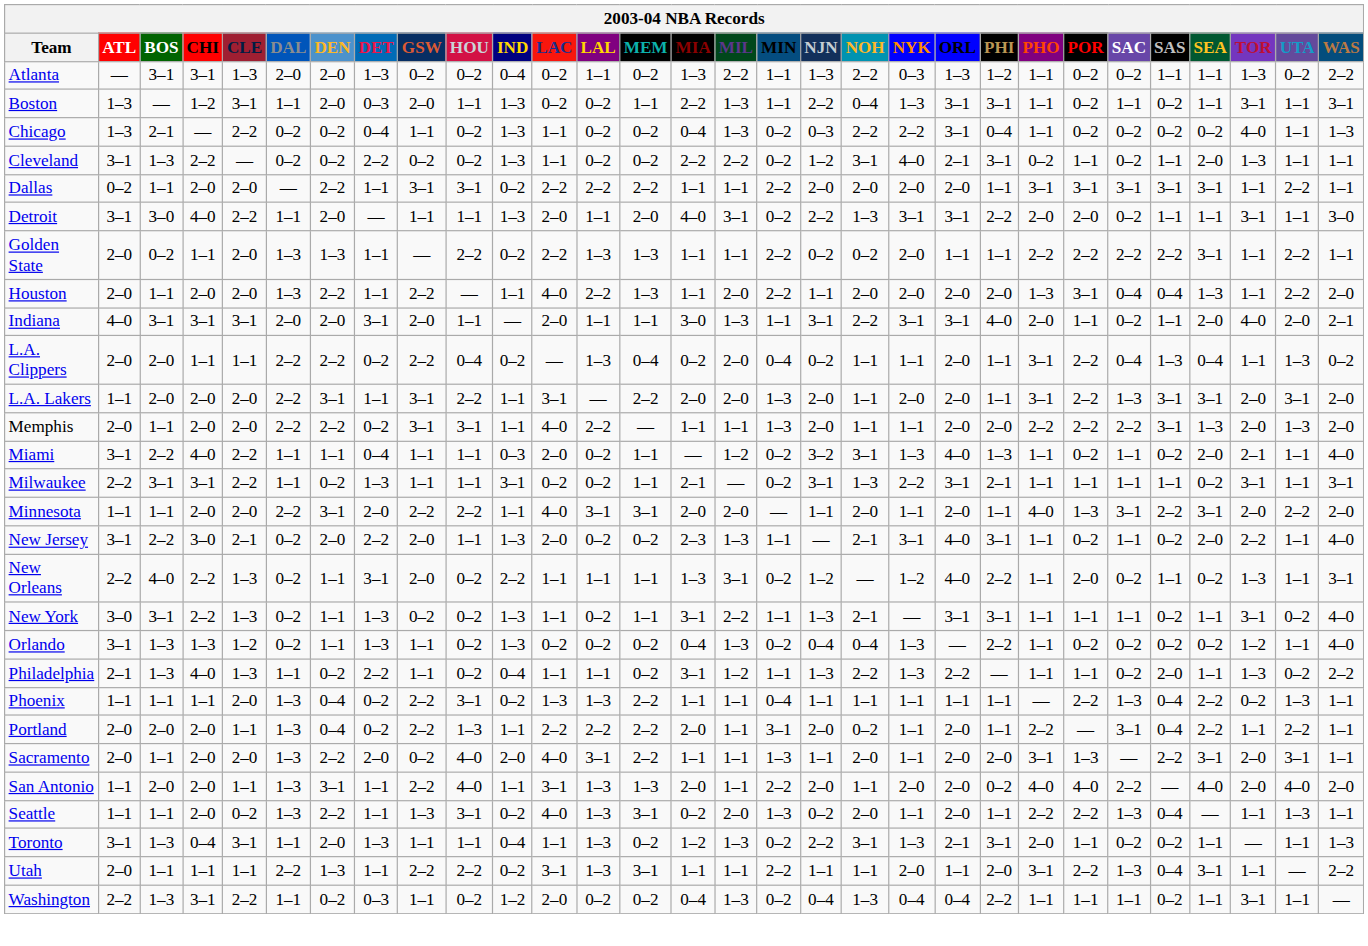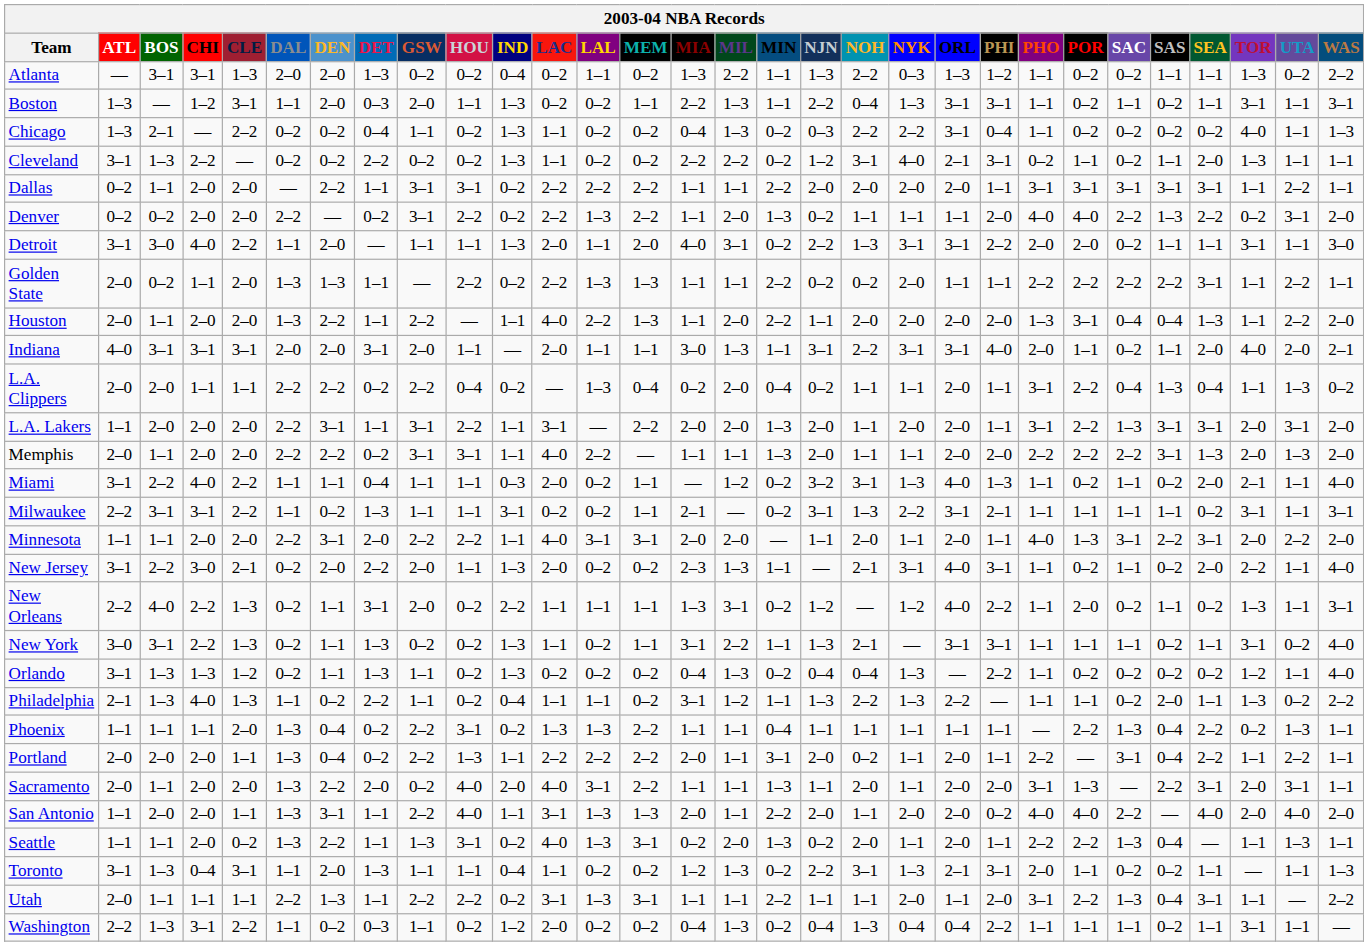+ row: (34, 216)
(598, 842) 1–3 -> (598, 871) 0–2
